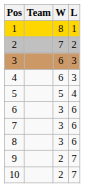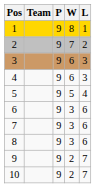+ column: (59, 12)
